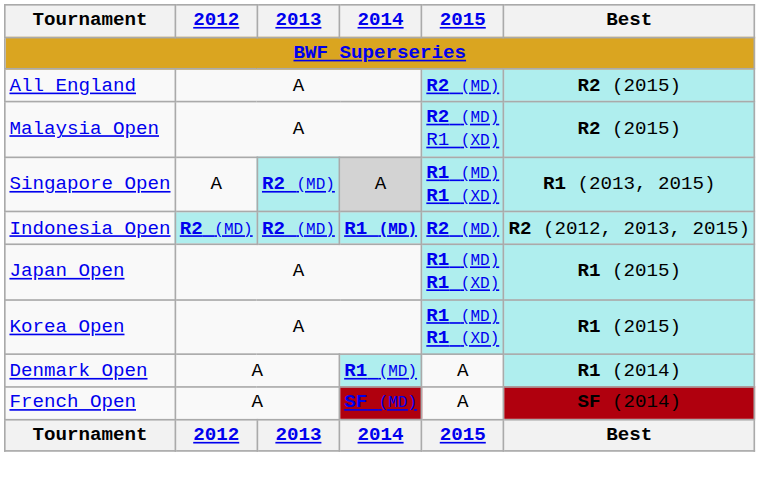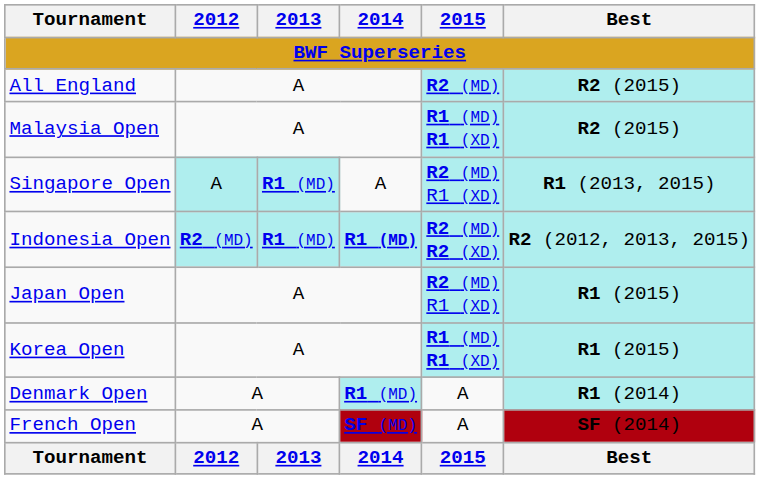(463, 129) R2 (MD) R1 (XD) -> (463, 129) R1 (MD) R1 (XD)
(216, 184) no background -> (216, 184) paleturquoise background
(298, 184) R2 (MD) -> (298, 184) R1 (MD)
(381, 184) lightgrey background -> (381, 184) no background
(463, 184) R1 (MD) R1 (XD) -> (463, 184) R2 (MD) R1 (XD)
(298, 228) R2 (MD) -> (298, 239) R1 (MD)
(463, 228) R2 (MD) -> (463, 239) R2 (MD) R2 (XD)
(463, 271) R1 (MD) R1 (XD) -> (463, 294) R2 (MD) R1 (XD)
